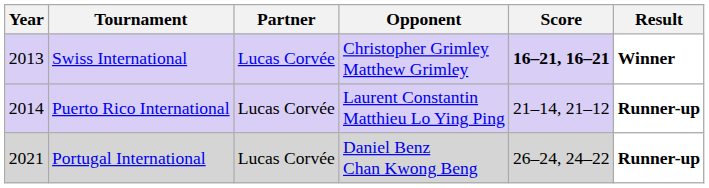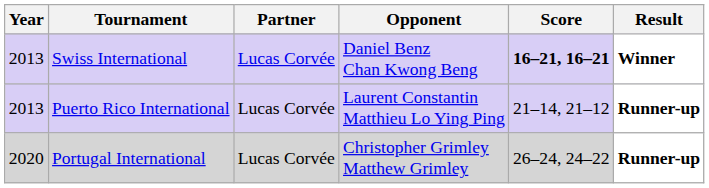(416, 58) Christopher Grimley Matthew Grimley -> (410, 58) Daniel Benz Chan Kwong Beng
(26, 108) 2014 -> (26, 108) 2013
(26, 158) 2021 -> (26, 158) 2020
(410, 158) Daniel Benz Chan Kwong Beng -> (416, 158) Christopher Grimley Matthew Grimley
